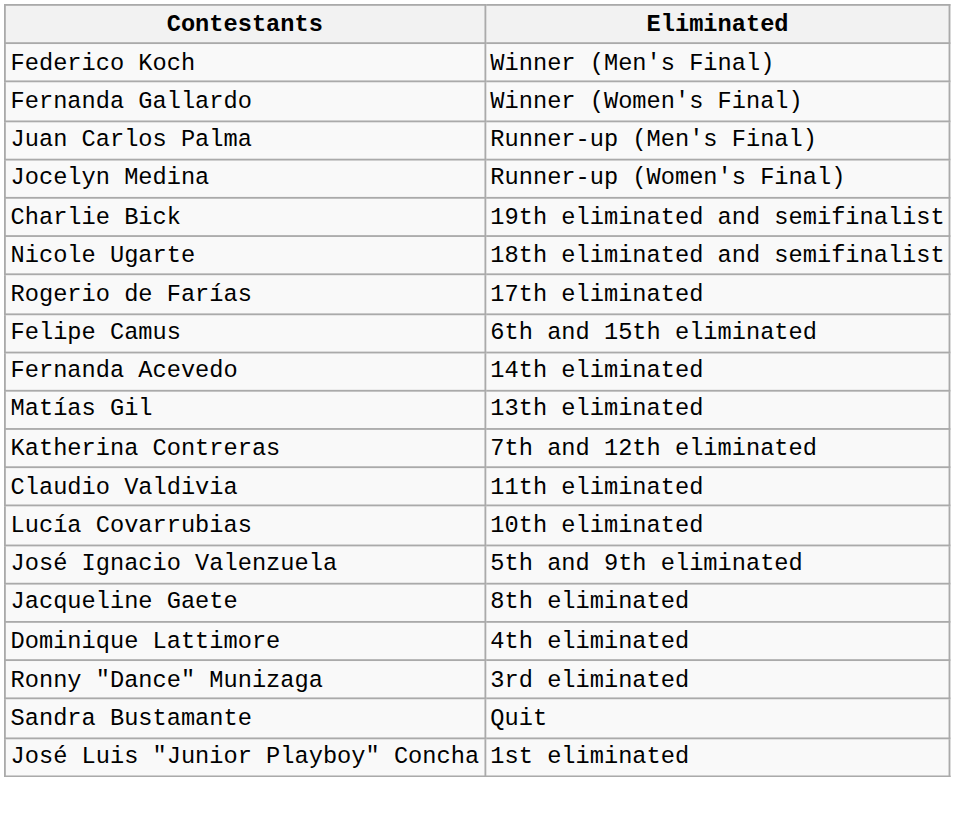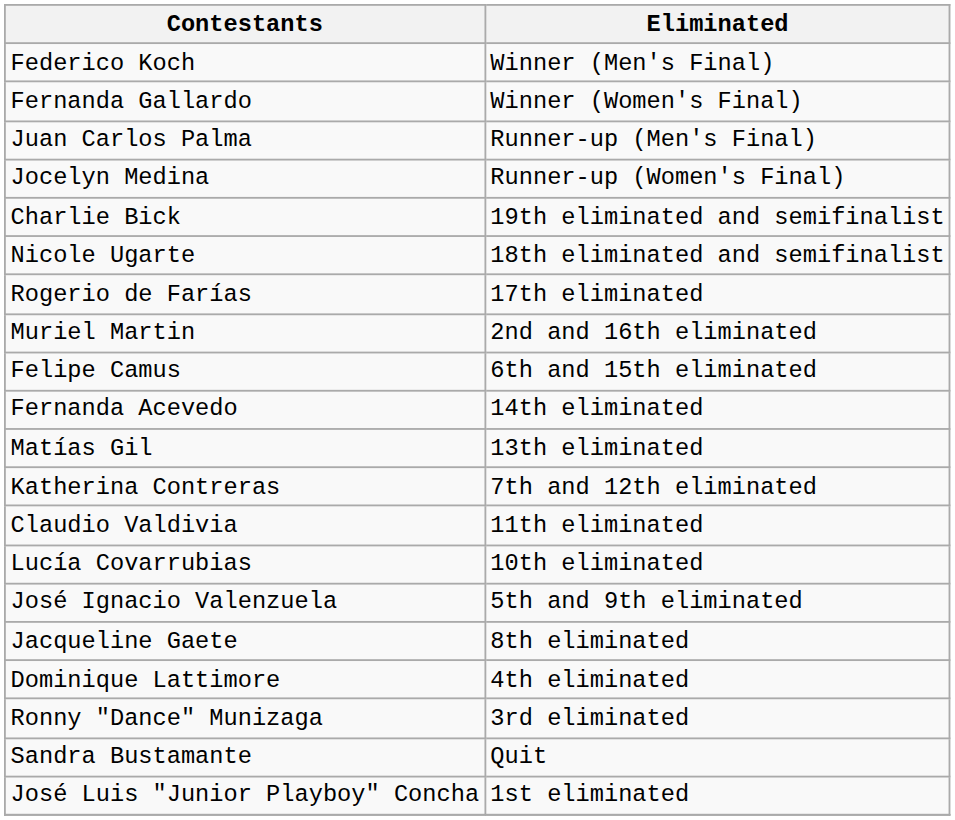+ row: (103, 333)
